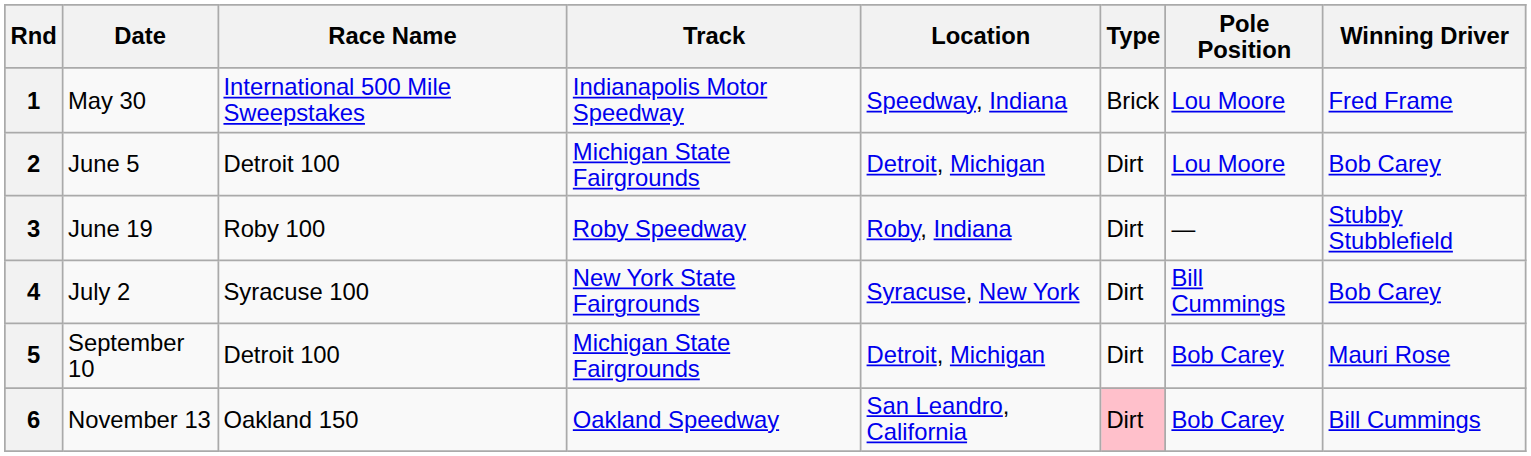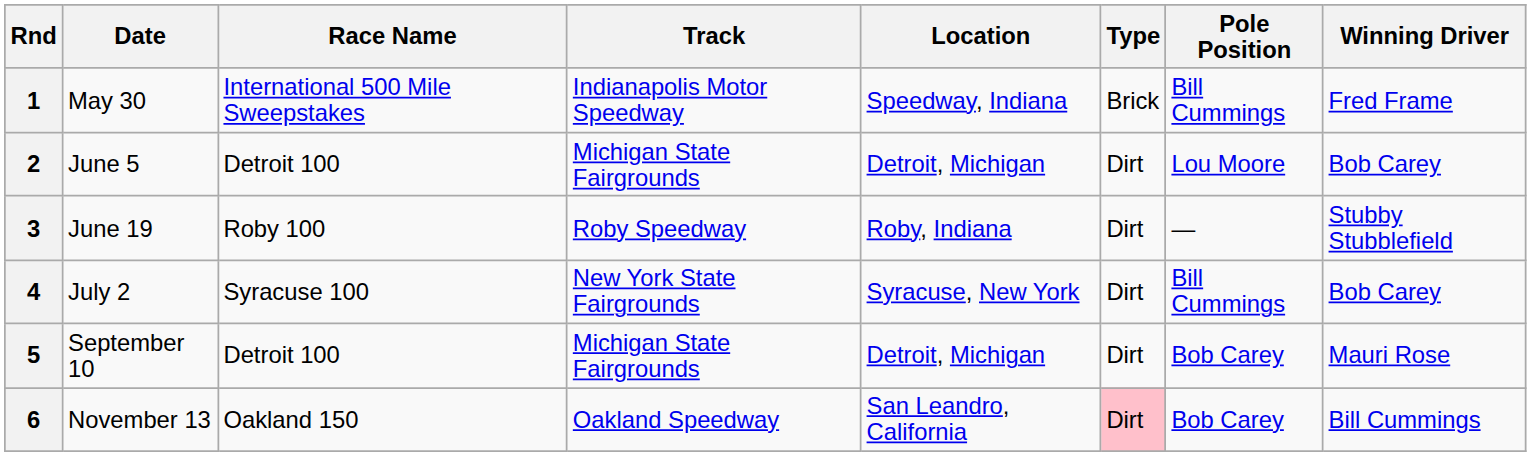(1228, 100) Lou Moore -> (1228, 100) Bill Cummings
